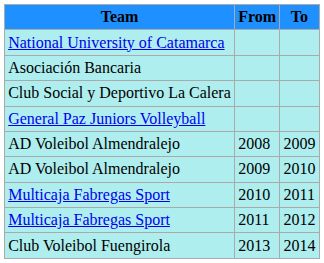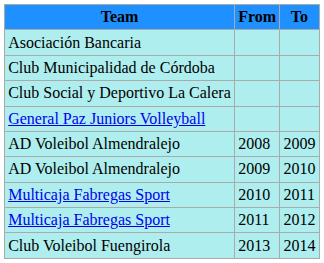- row: (116, 42)
+ row: (112, 67)
